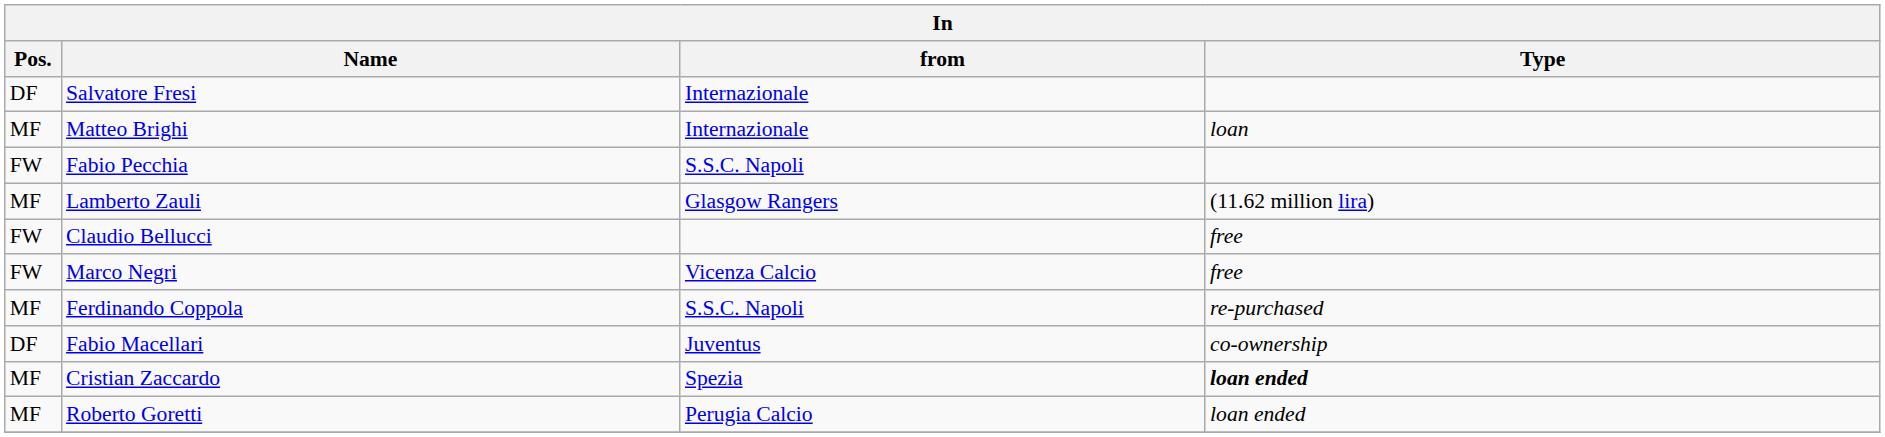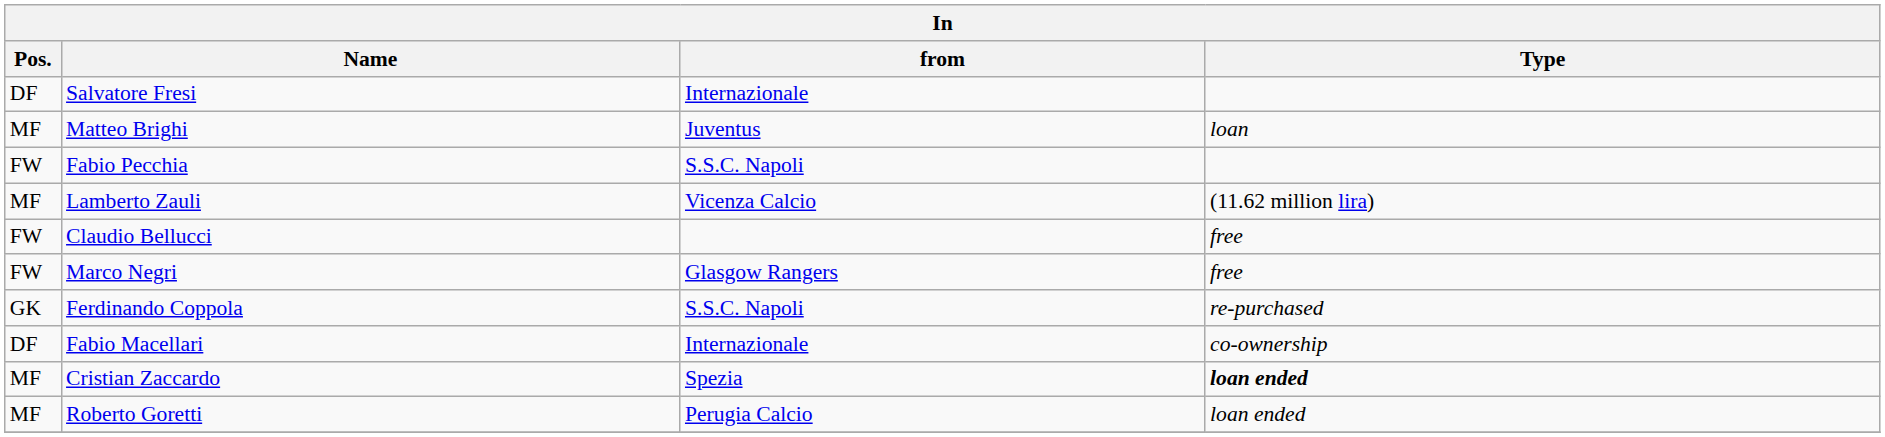(747, 129) Internazionale -> (723, 129) Juventus
(761, 200) Glasgow Rangers -> (751, 200) Vicenza Calcio
(751, 272) Vicenza Calcio -> (761, 272) Glasgow Rangers
(25, 307) MF -> (25, 307) GK
(723, 343) Juventus -> (747, 343) Internazionale
